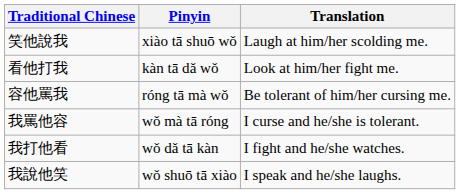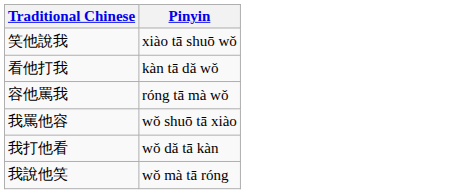- column: (347, 16)
(185, 121) wǒ mà tā róng -> (189, 121) wǒ shuō tā xiào
(189, 175) wǒ shuō tā xiào -> (185, 175) wǒ mà tā róng
